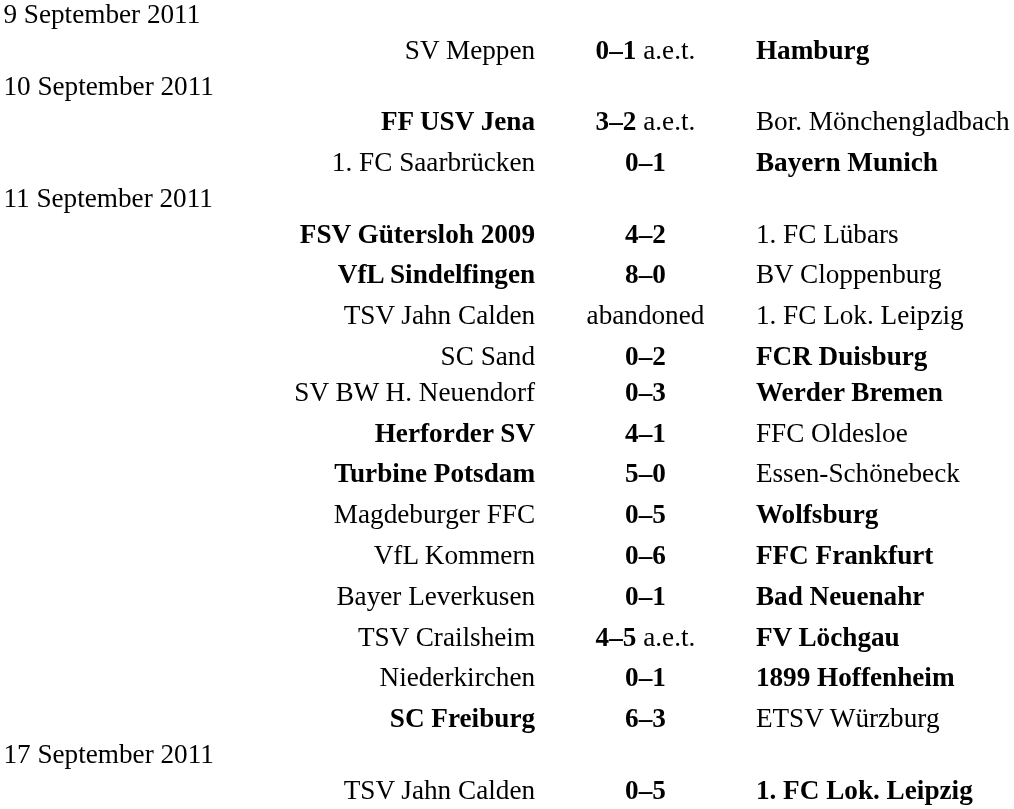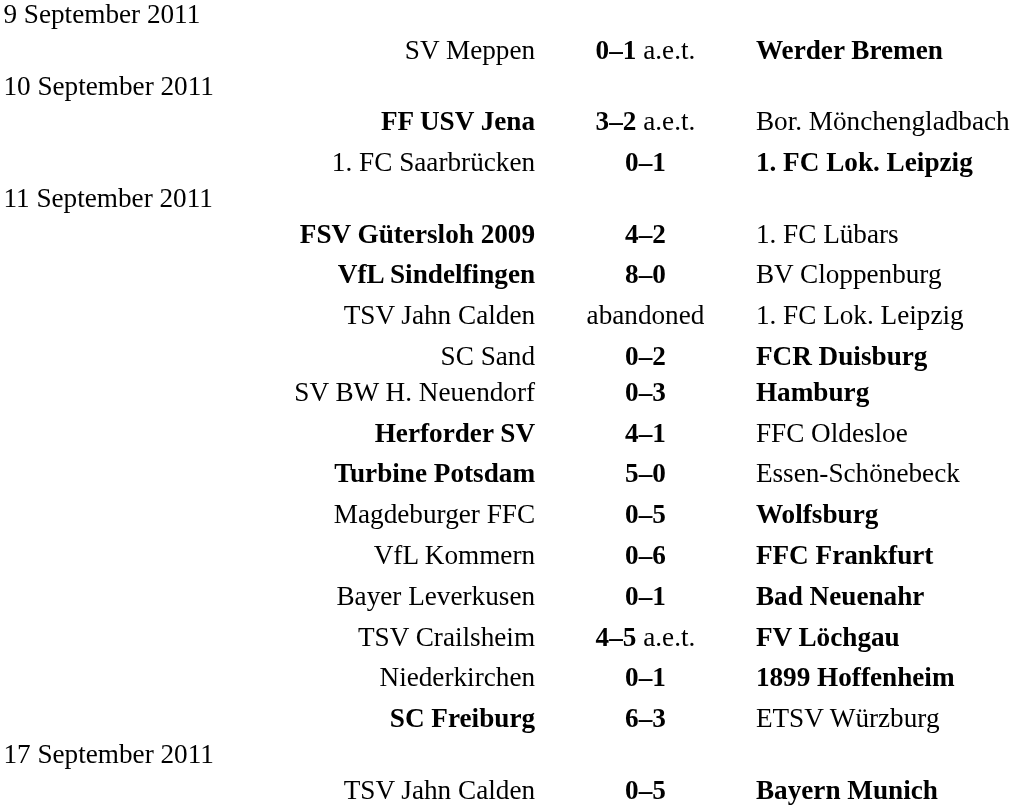(813, 50) Hamburg -> (849, 50) Werder Bremen
(847, 162) Bayern Munich -> (864, 162) 1. FC Lok. Leipzig
(849, 391) Werder Bremen -> (813, 391) Hamburg
(864, 789) 1. FC Lok. Leipzig -> (847, 789) Bayern Munich
